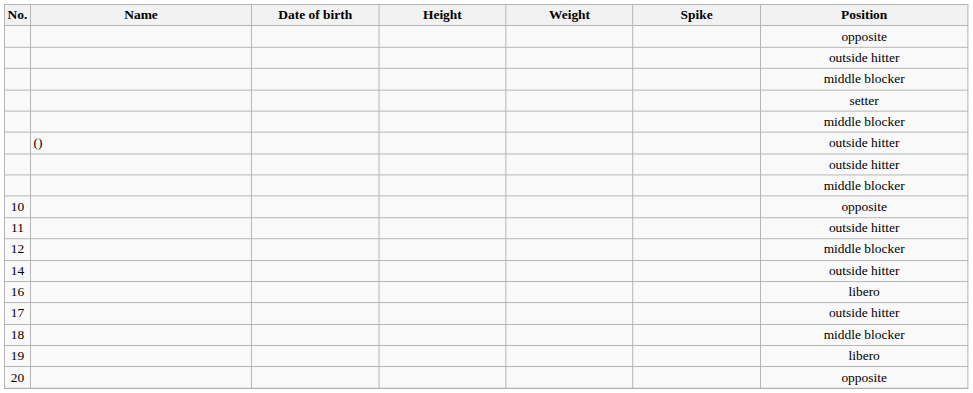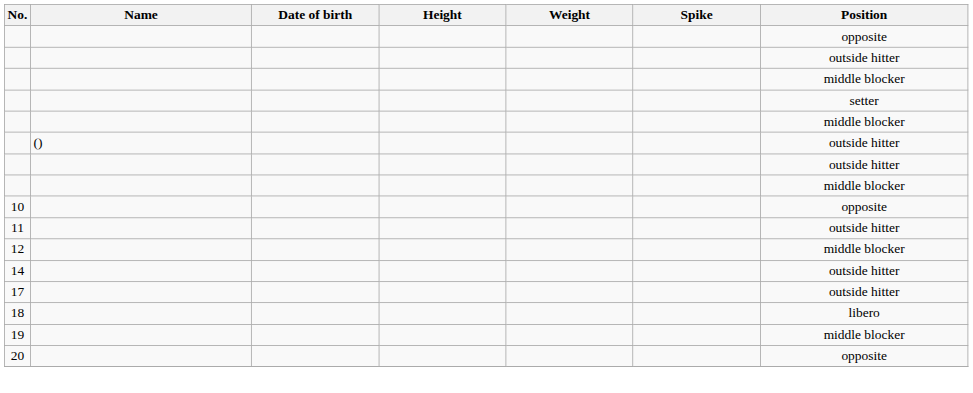- row: (17, 292)
(864, 334) middle blocker -> (864, 313) libero
(864, 356) libero -> (864, 334) middle blocker
